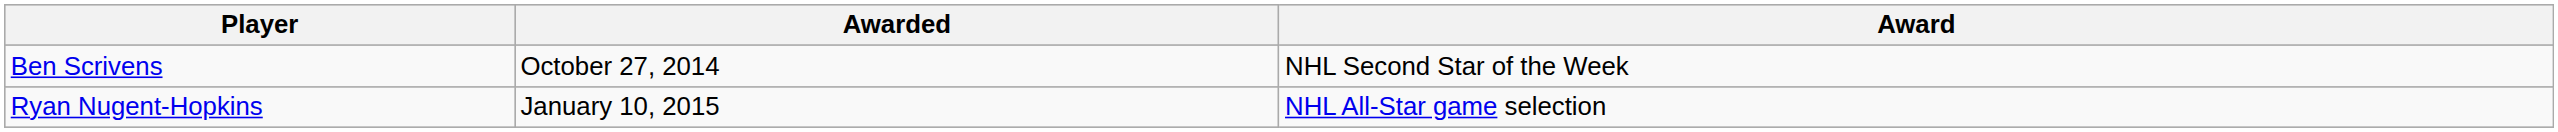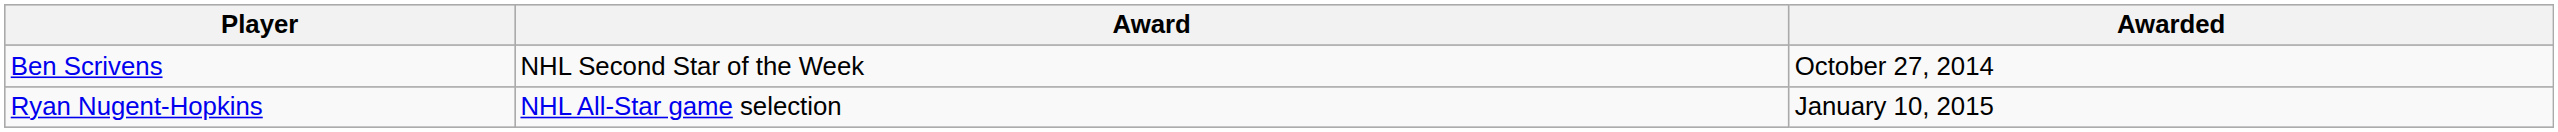columns swapped: (1916, 24) <-> (897, 24)
